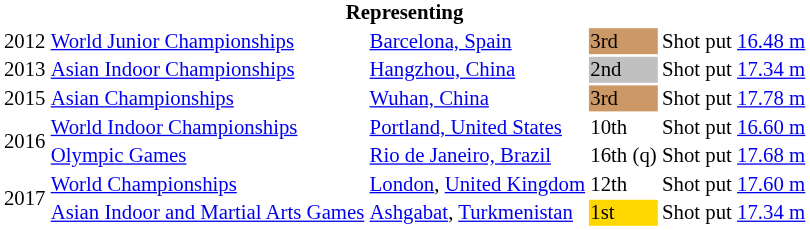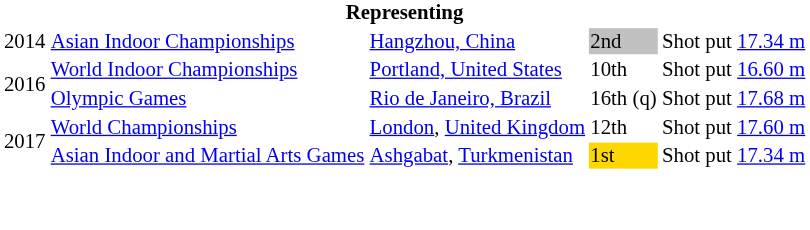- row: (172, 41)
(25, 69) 2013 -> (25, 41) 2014
- row: (142, 98)
